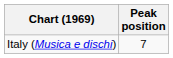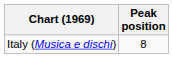(144, 44) 7 -> (144, 44) 8
